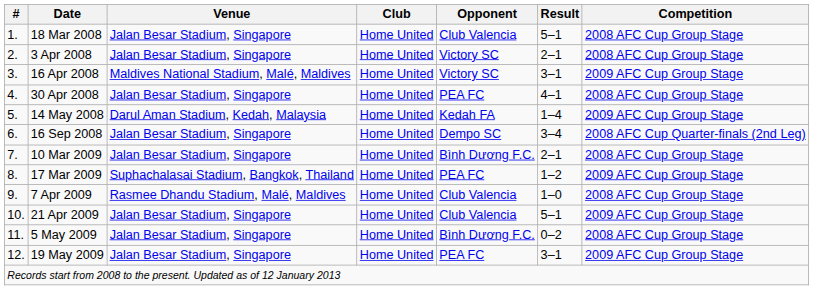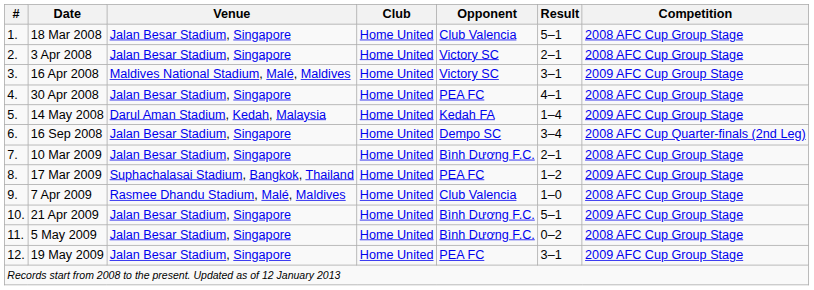(478, 214) Club Valencia -> (487, 214) Bình Dương F.C.
